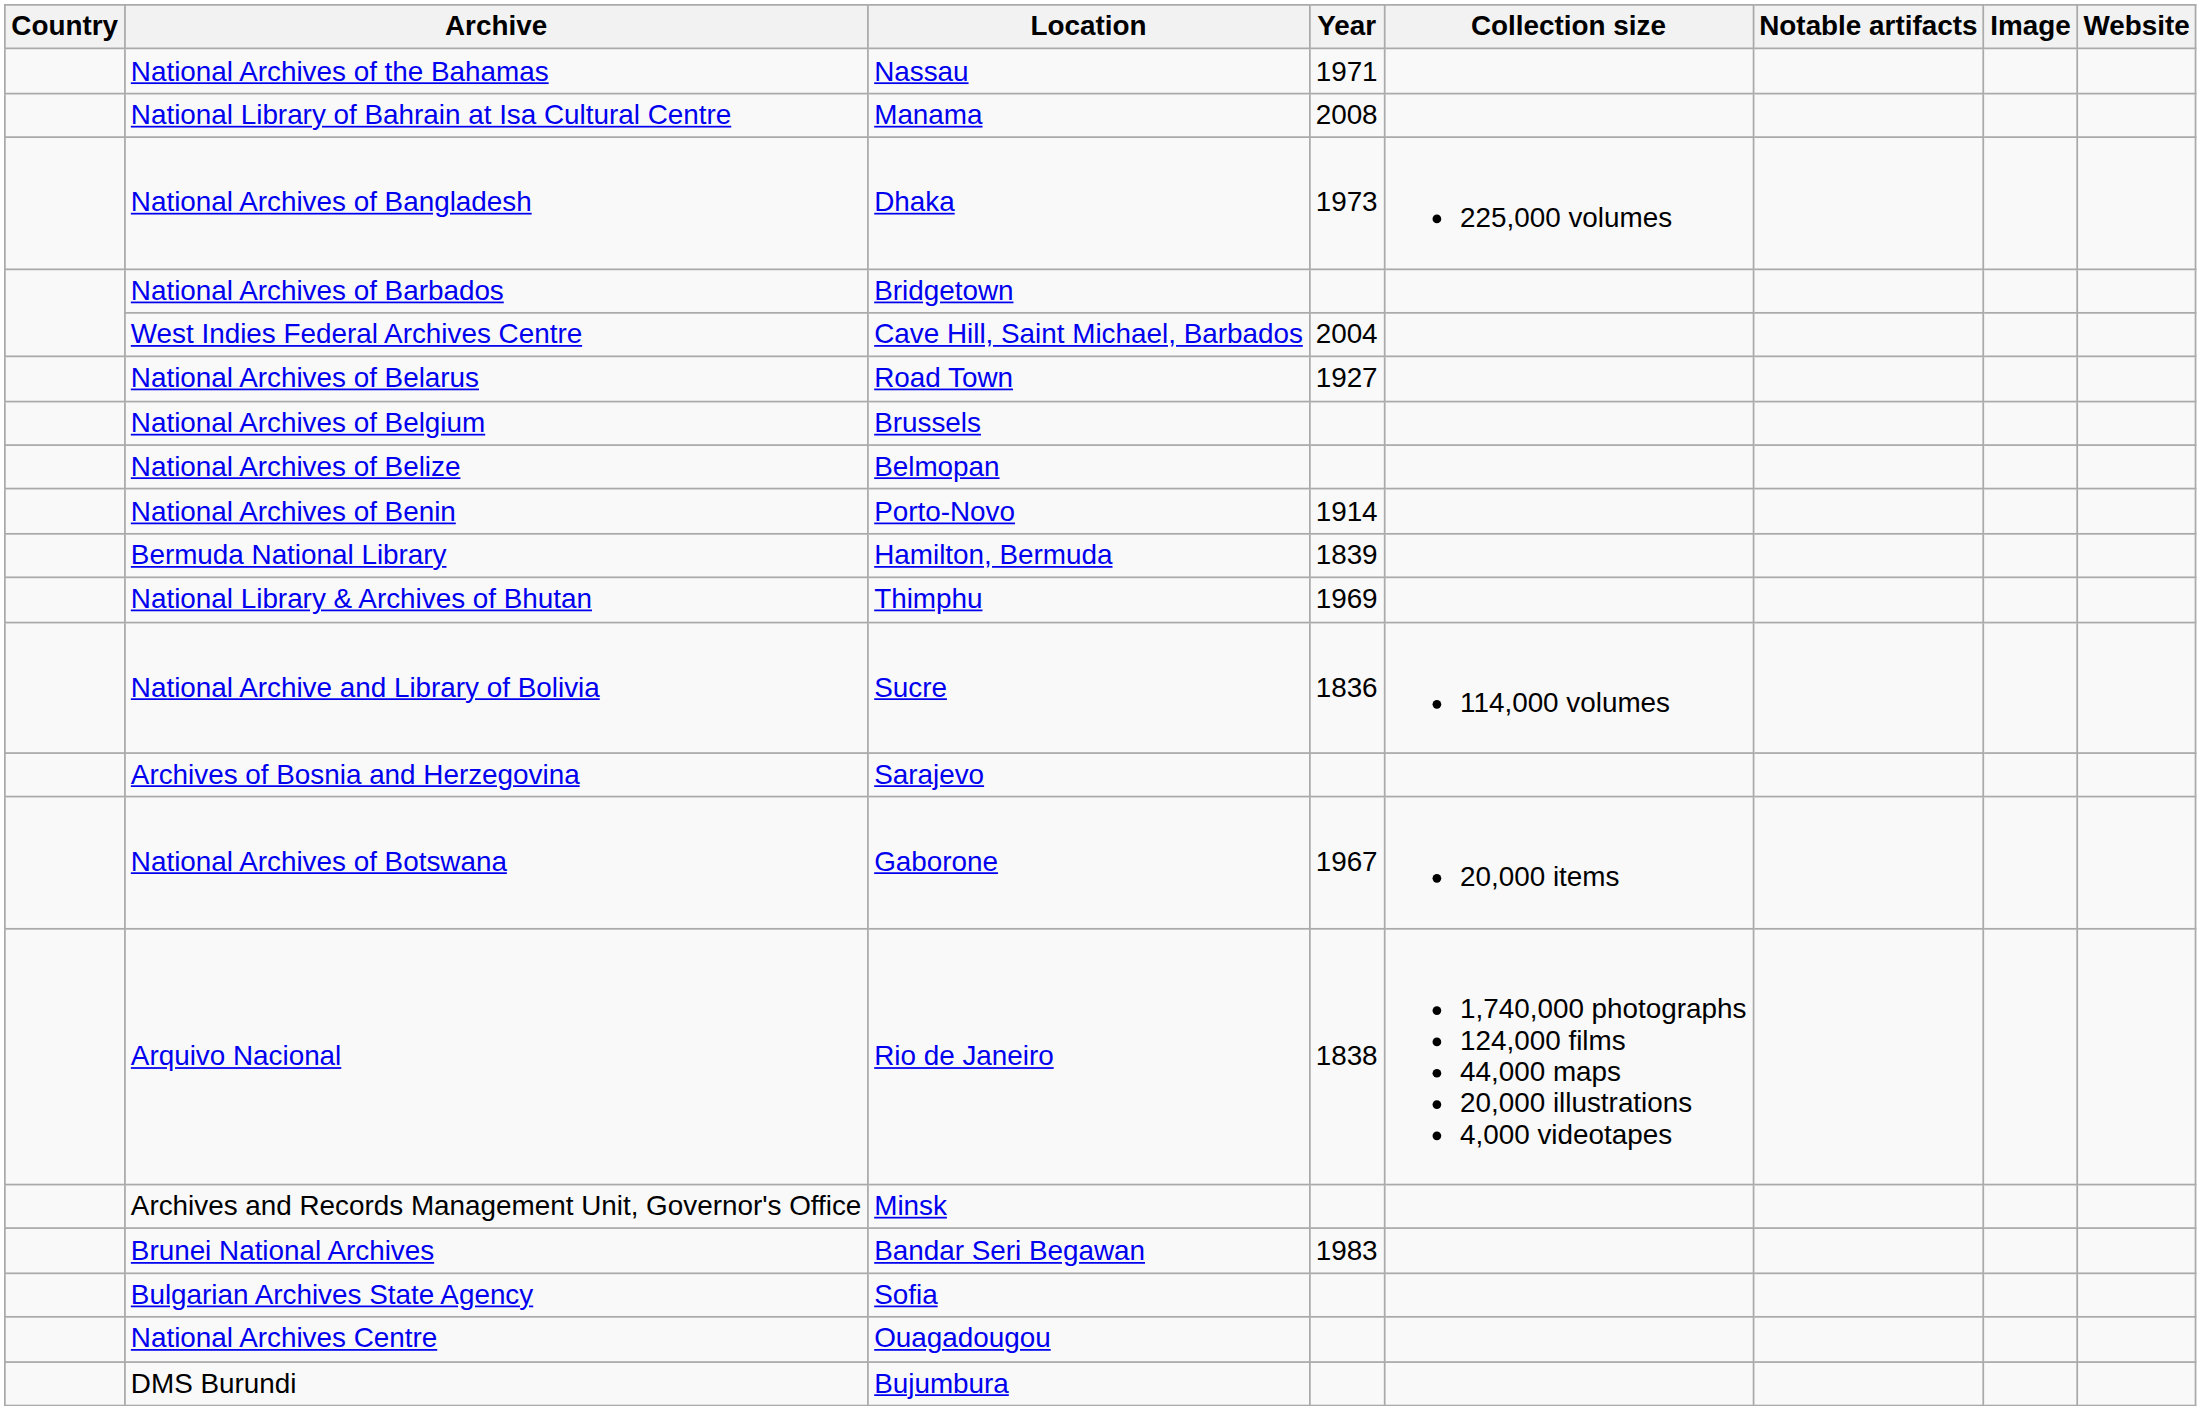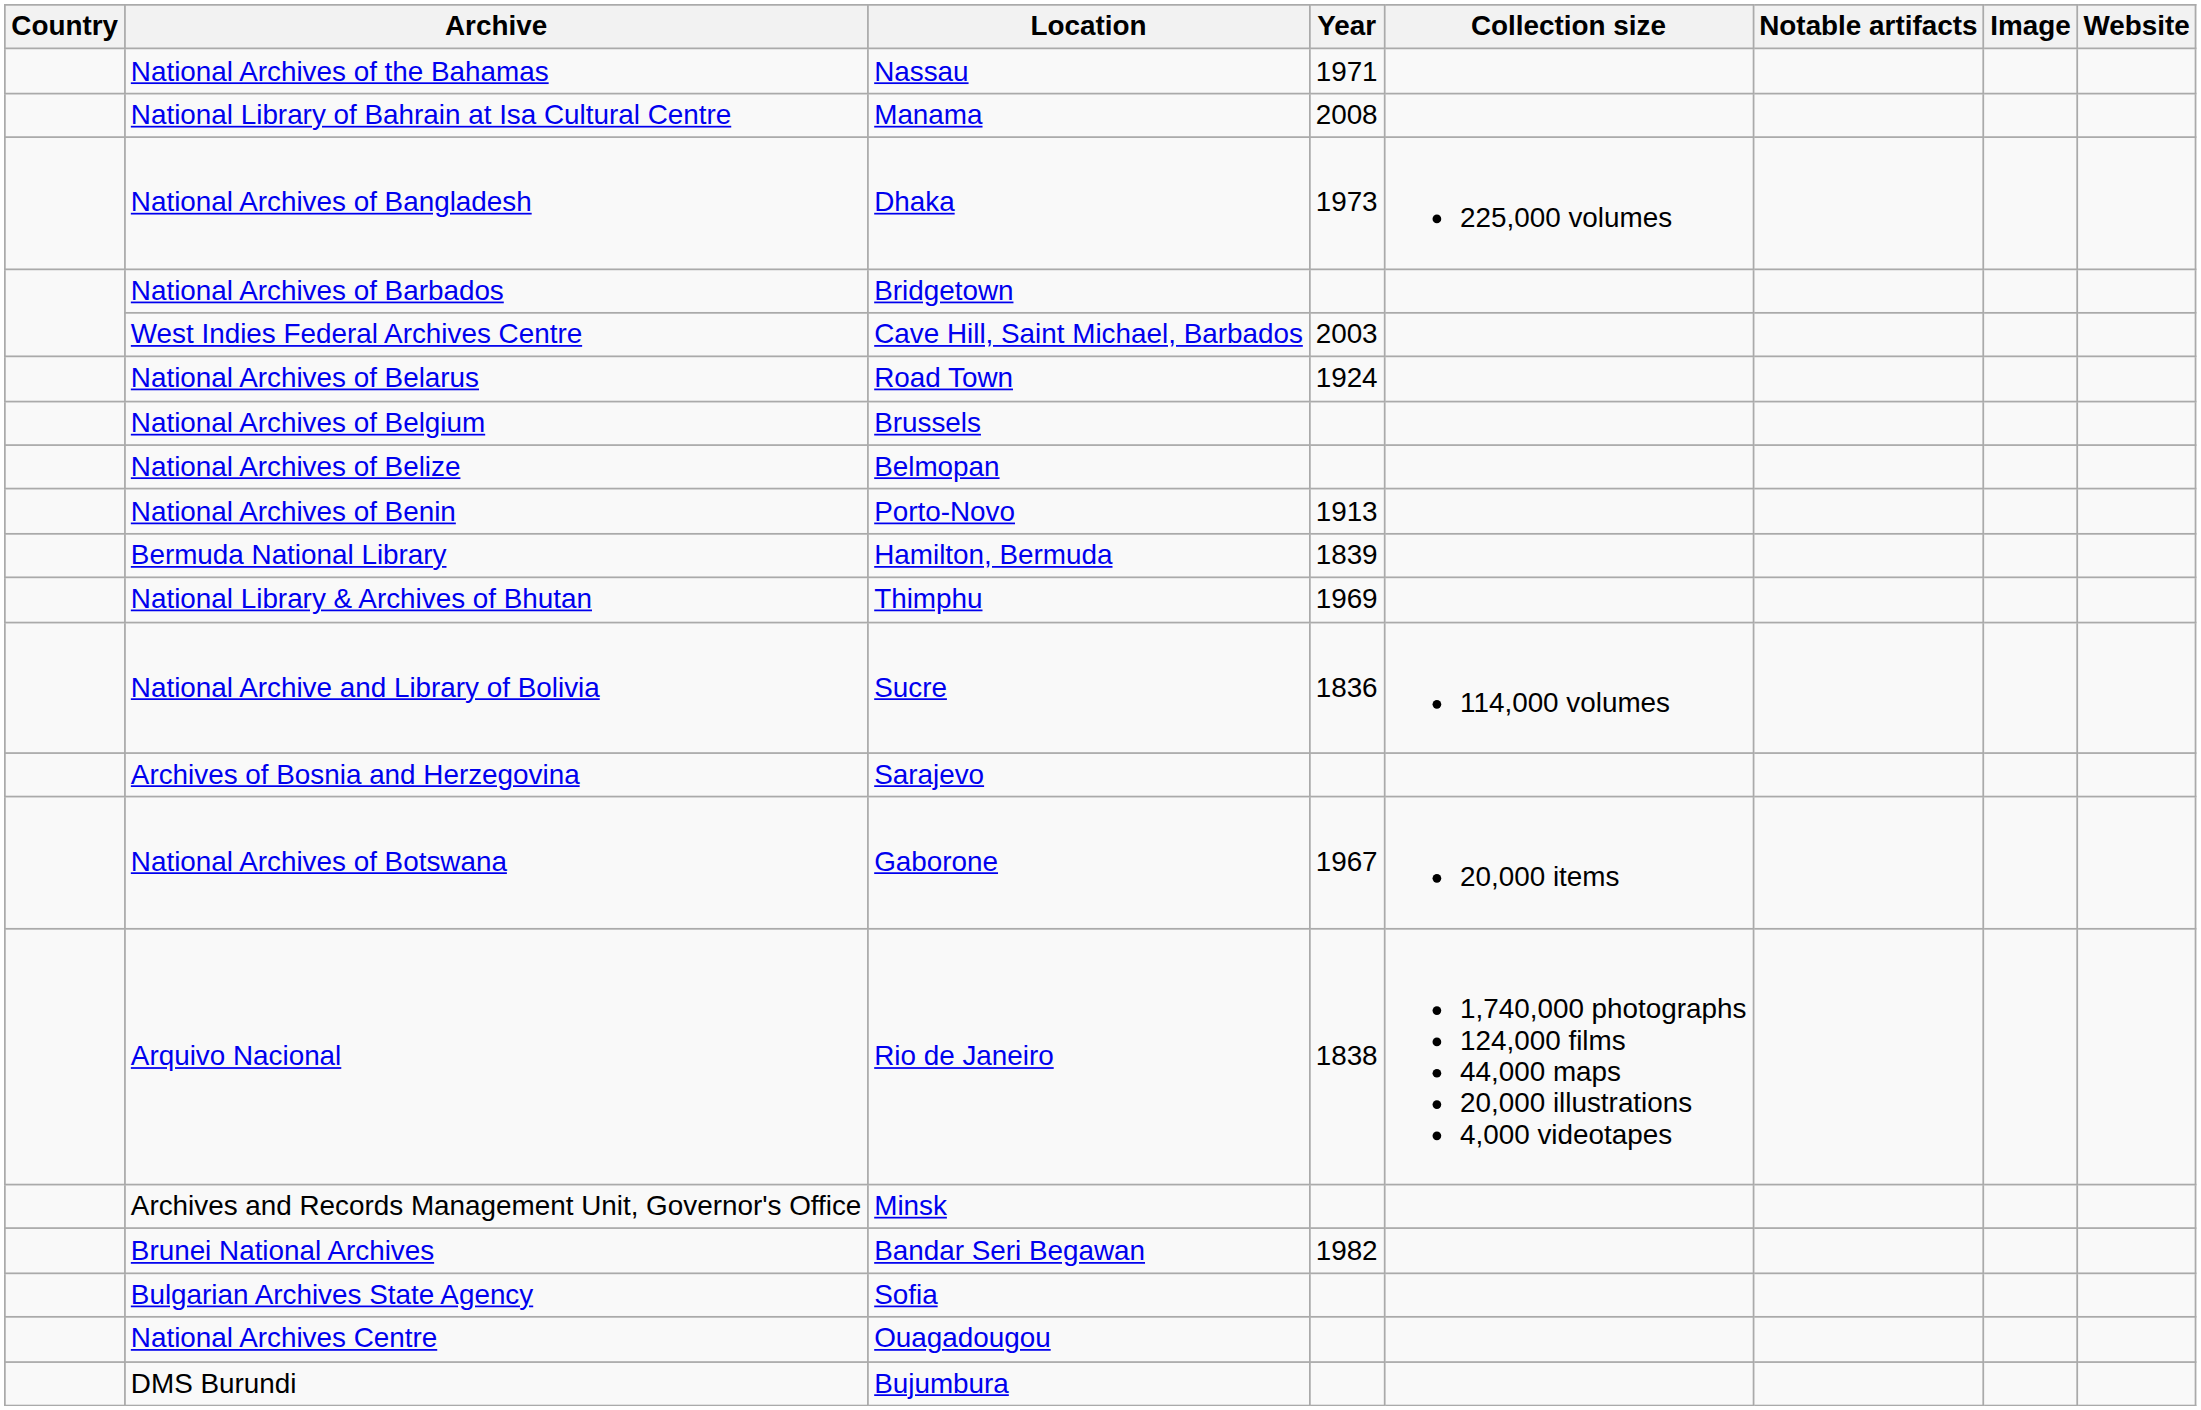(1347, 334) 2004 -> (1347, 334) 2003
(1347, 378) 1927 -> (1347, 378) 1924
(1347, 510) 1914 -> (1347, 510) 1913
(1347, 1250) 1983 -> (1347, 1250) 1982
